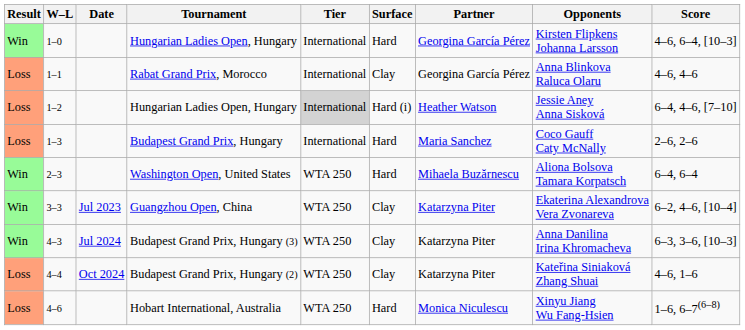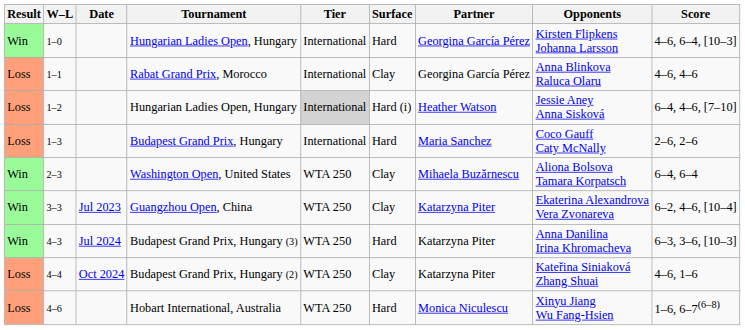(384, 174) Hard -> (384, 174) Clay
(384, 241) Clay -> (384, 241) Hard
